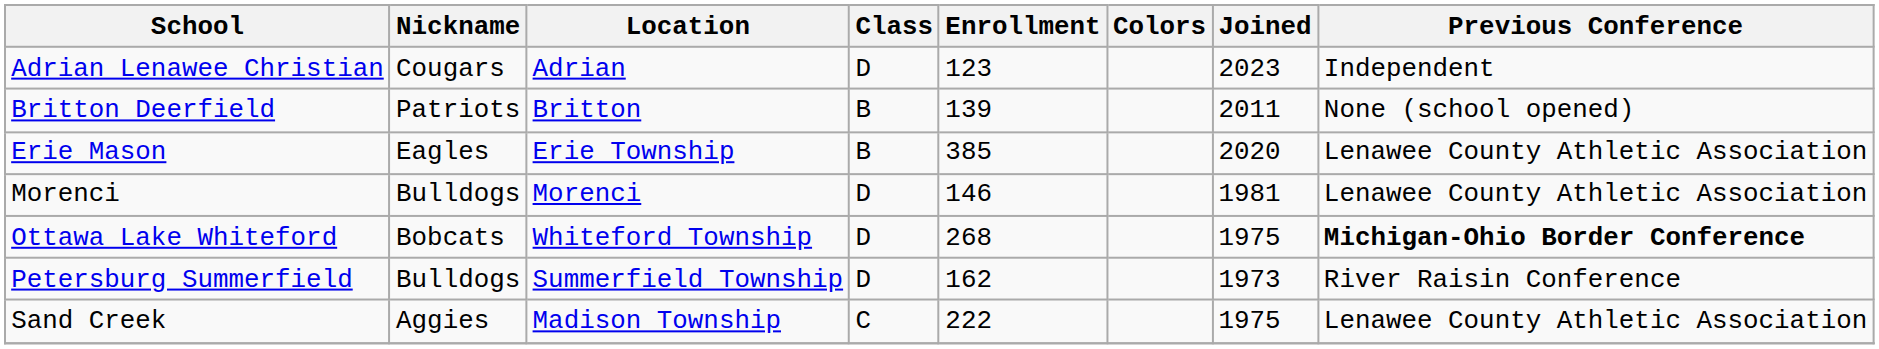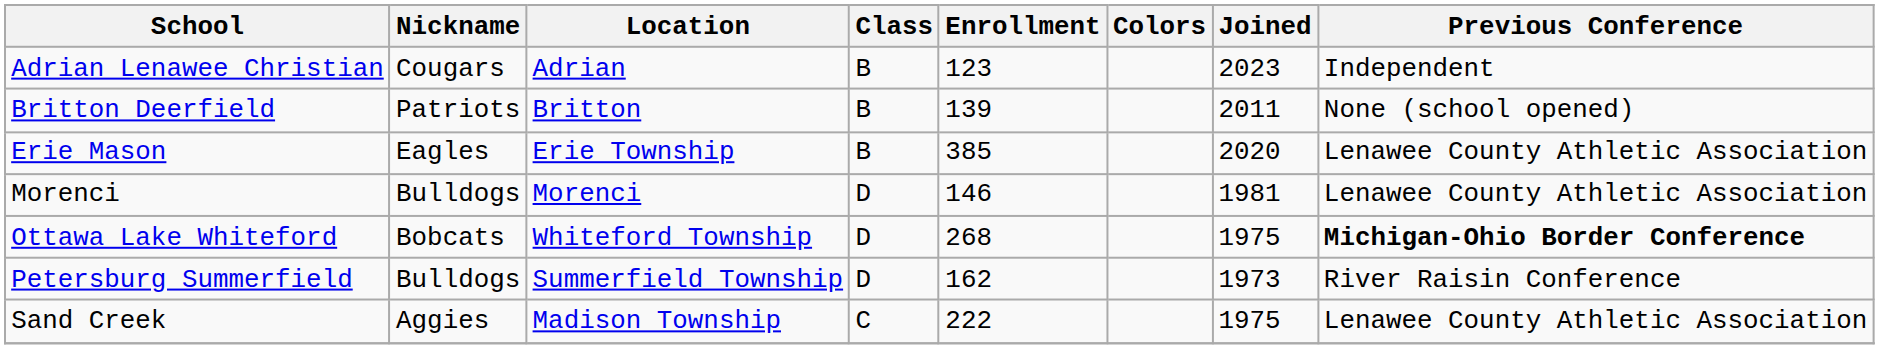(863, 68) D -> (863, 68) B
